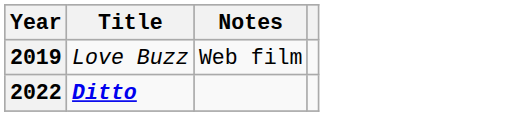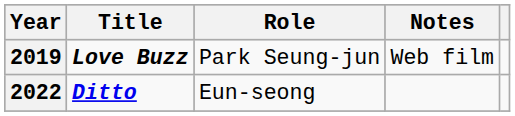+ column: (290, 22)
(130, 58) normal -> (130, 58) bold
